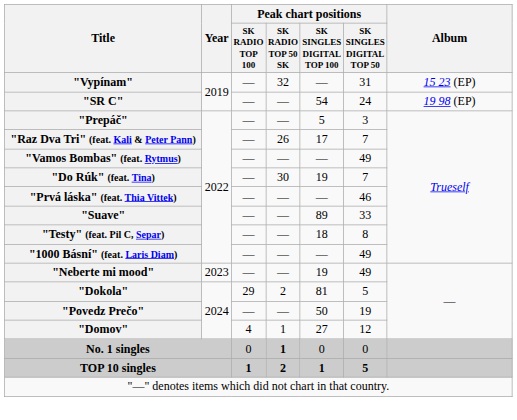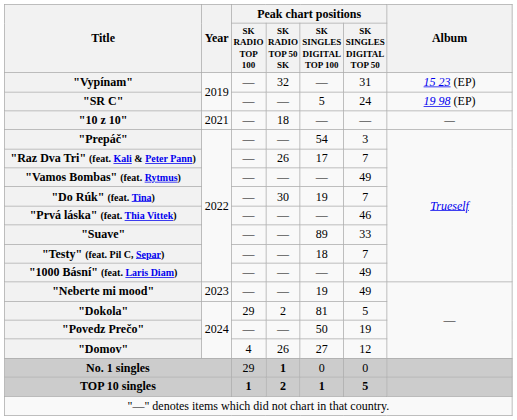(322, 101) 54 -> (322, 101) 5
+ row: (103, 120)
(322, 120) 5 -> (322, 139) 54
(365, 234) 8 -> (365, 253) 7
(283, 329) 1 -> (283, 348) 26
(249, 348) 0 -> (249, 367) 29
